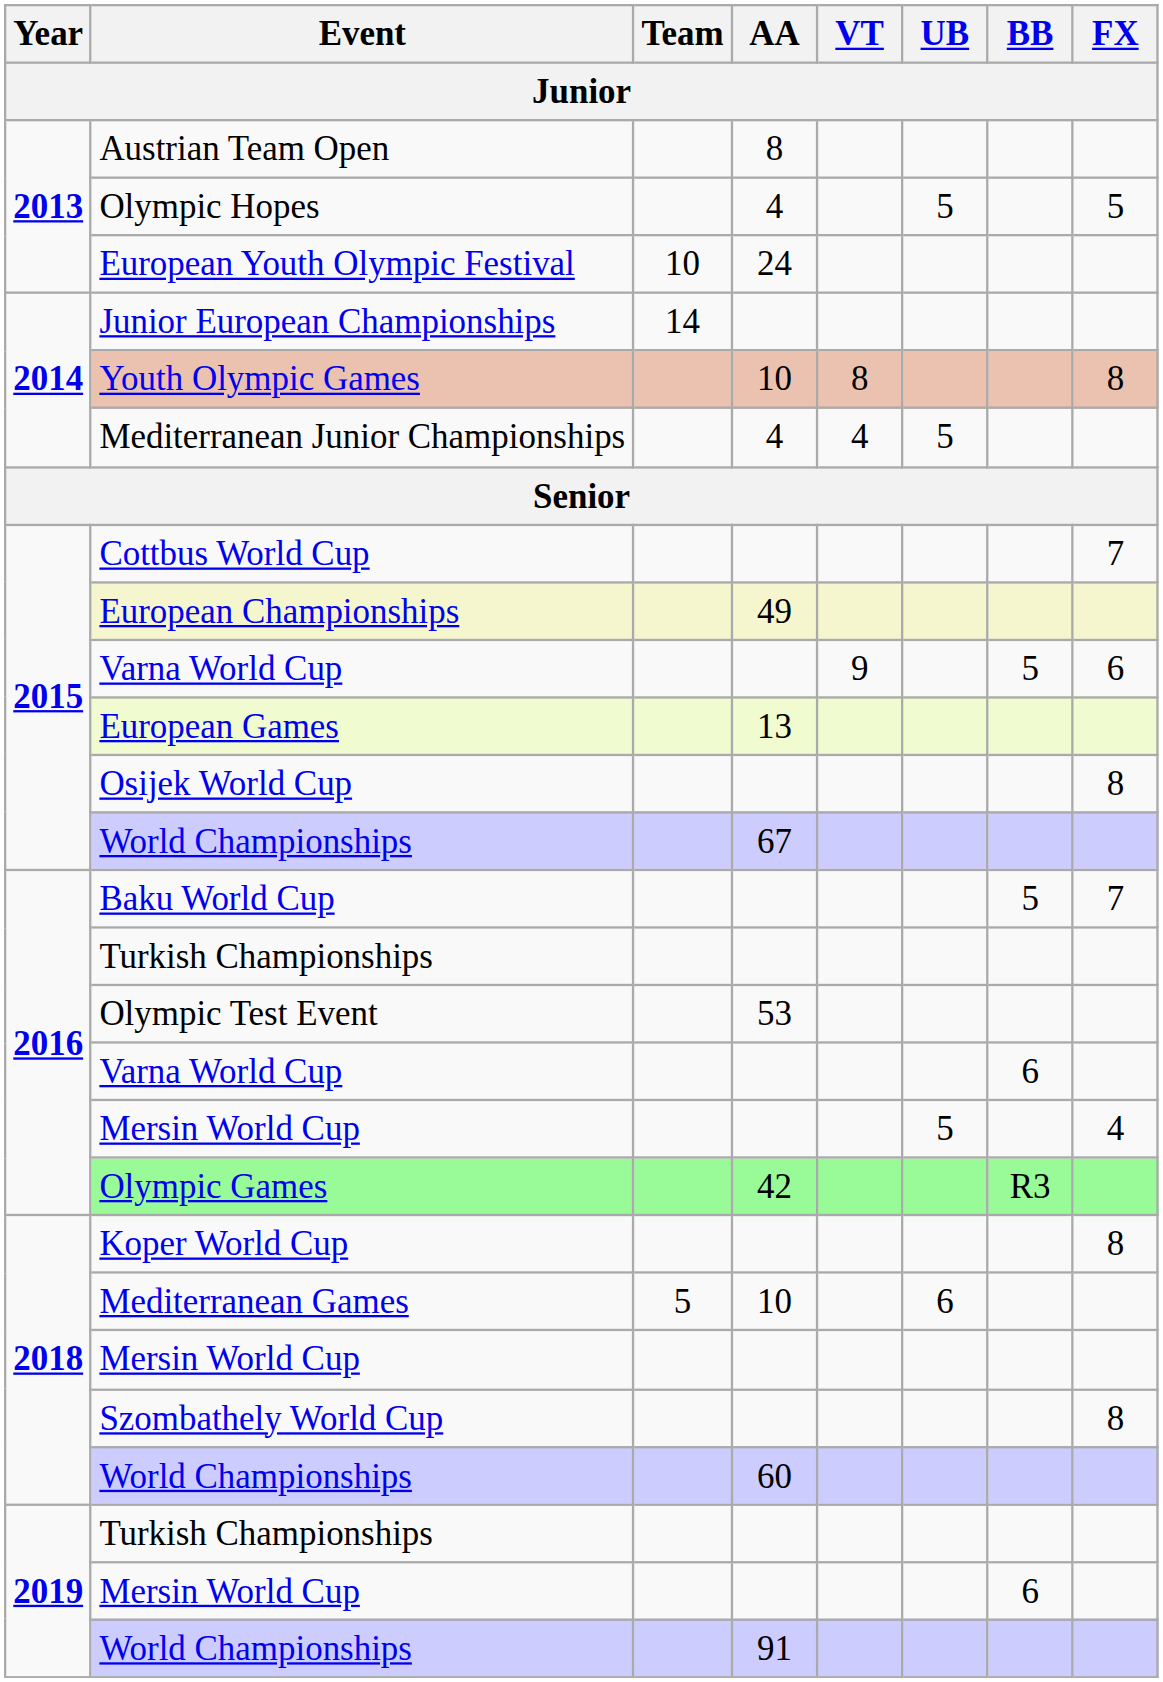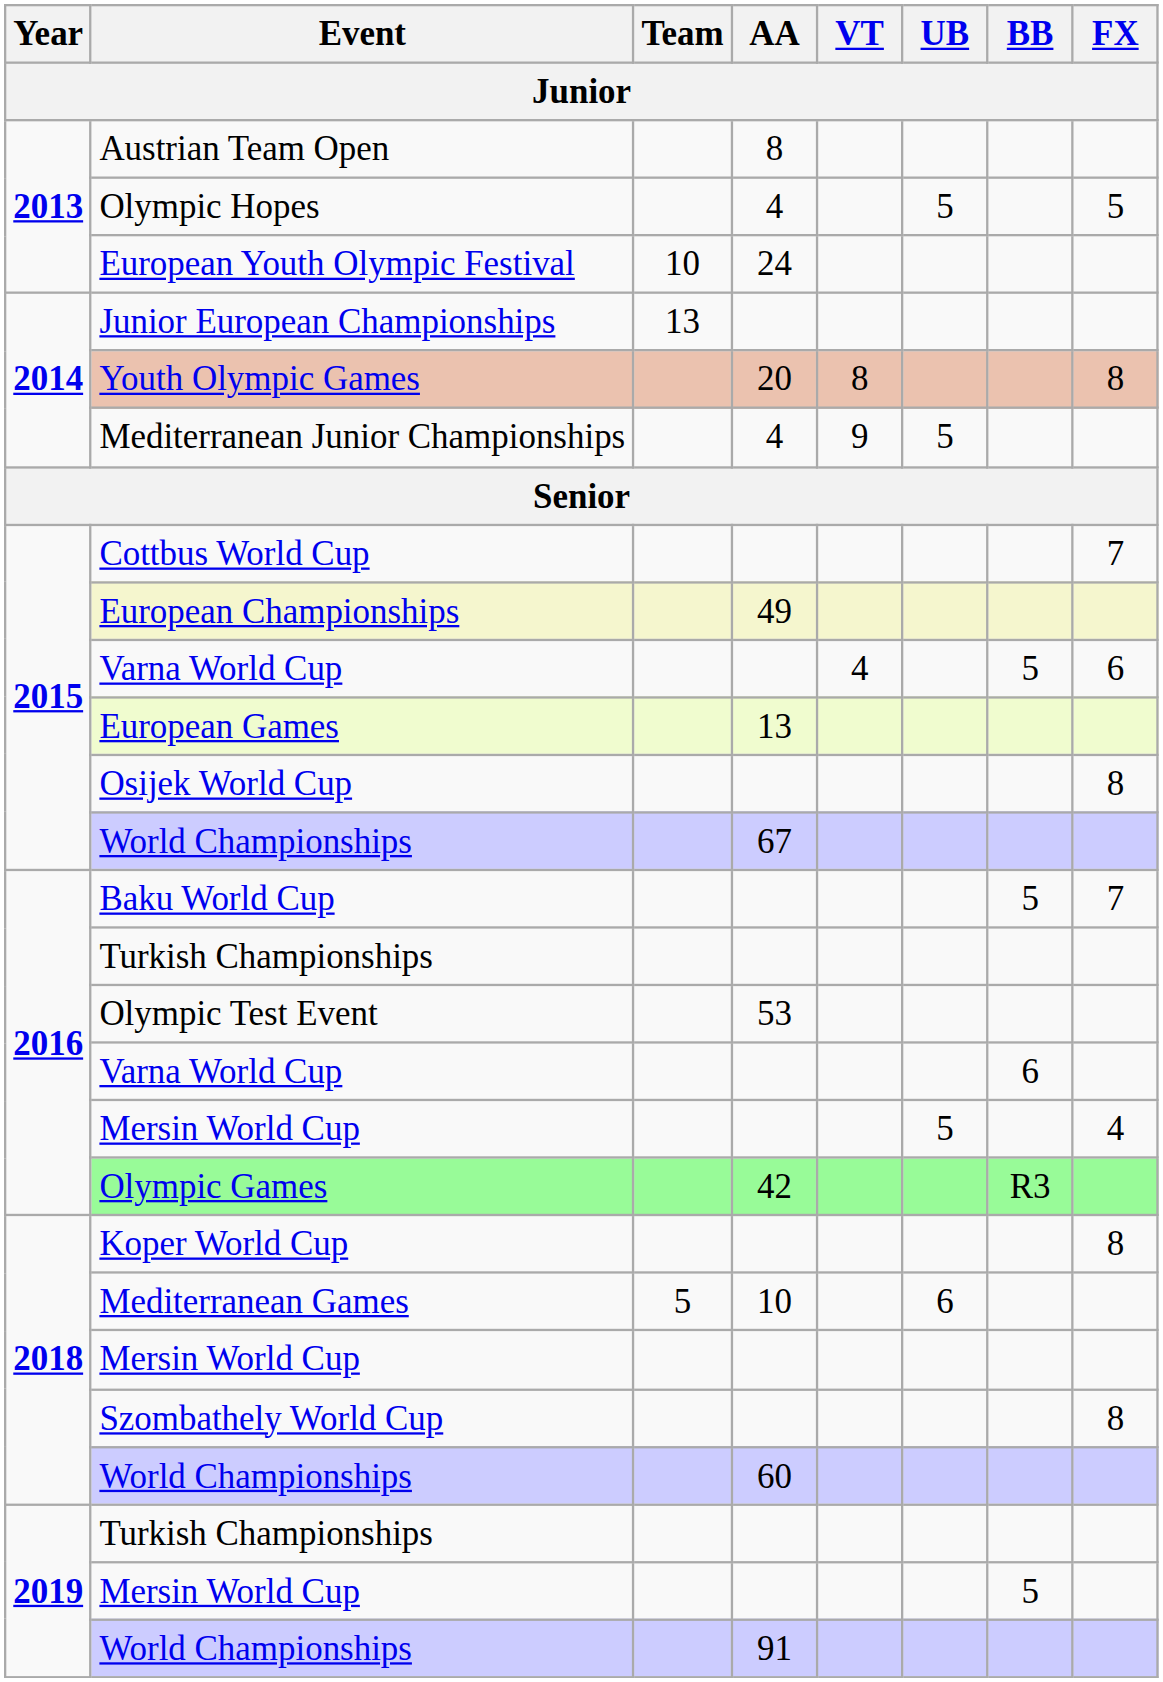(683, 321) 14 -> (683, 321) 13
(774, 379) 10 -> (774, 379) 20
(860, 437) 4 -> (860, 437) 9
(860, 667) 9 -> (860, 667) 4
(1030, 1589) 6 -> (1030, 1589) 5
